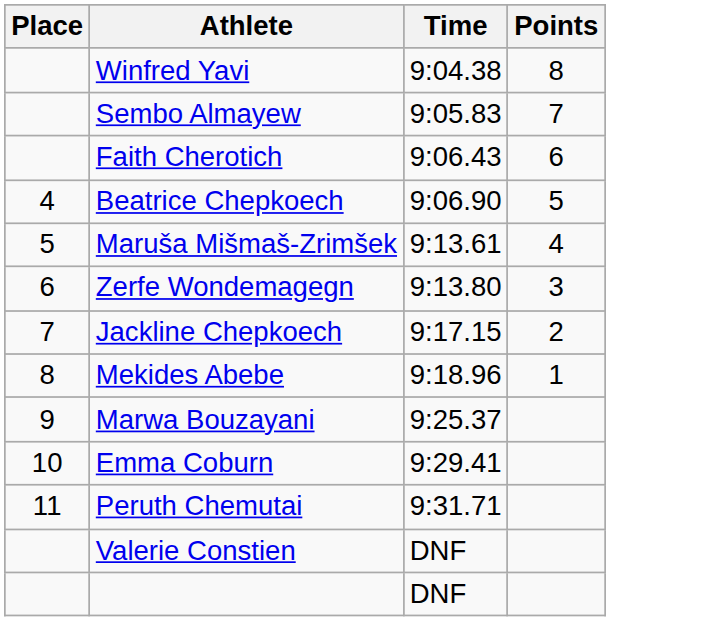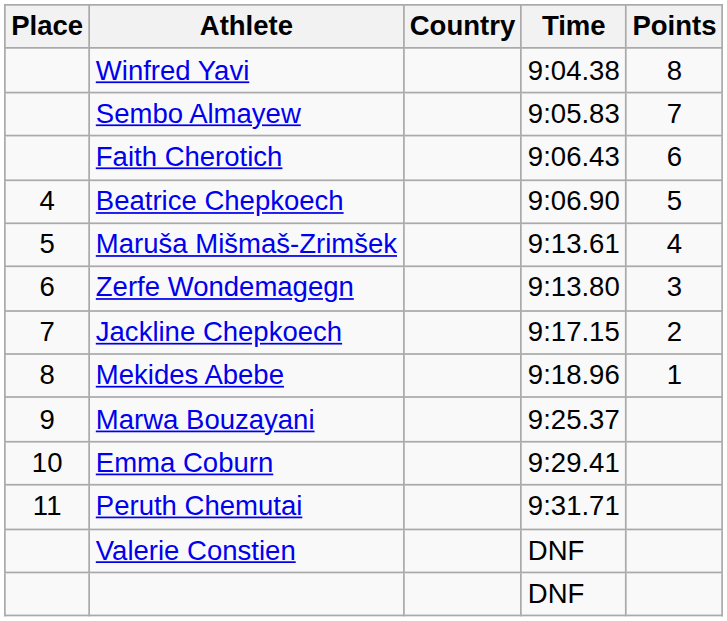+ column: (462, 26)
